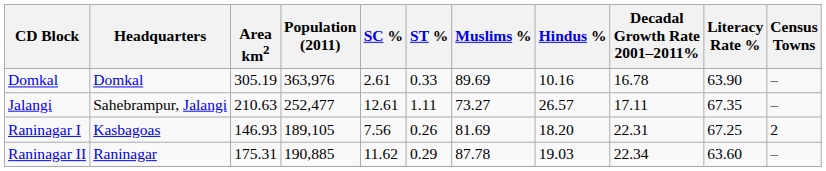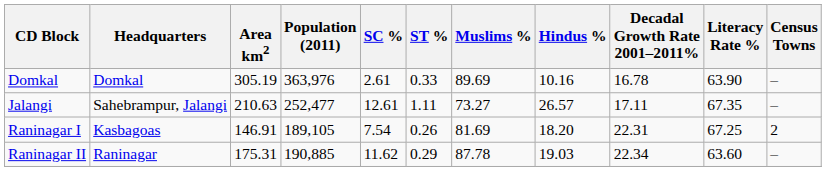(256, 129) 146.93 -> (256, 129) 146.91
(377, 129) 7.56 -> (377, 129) 7.54
